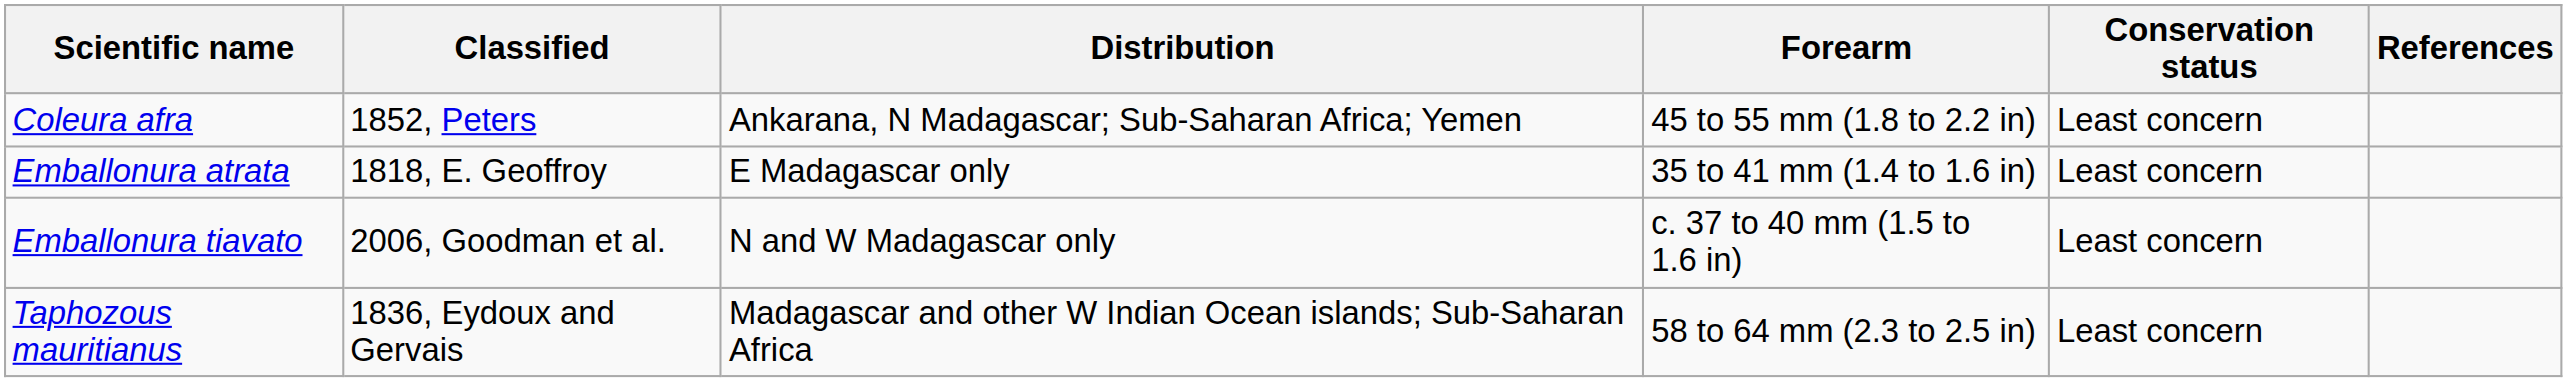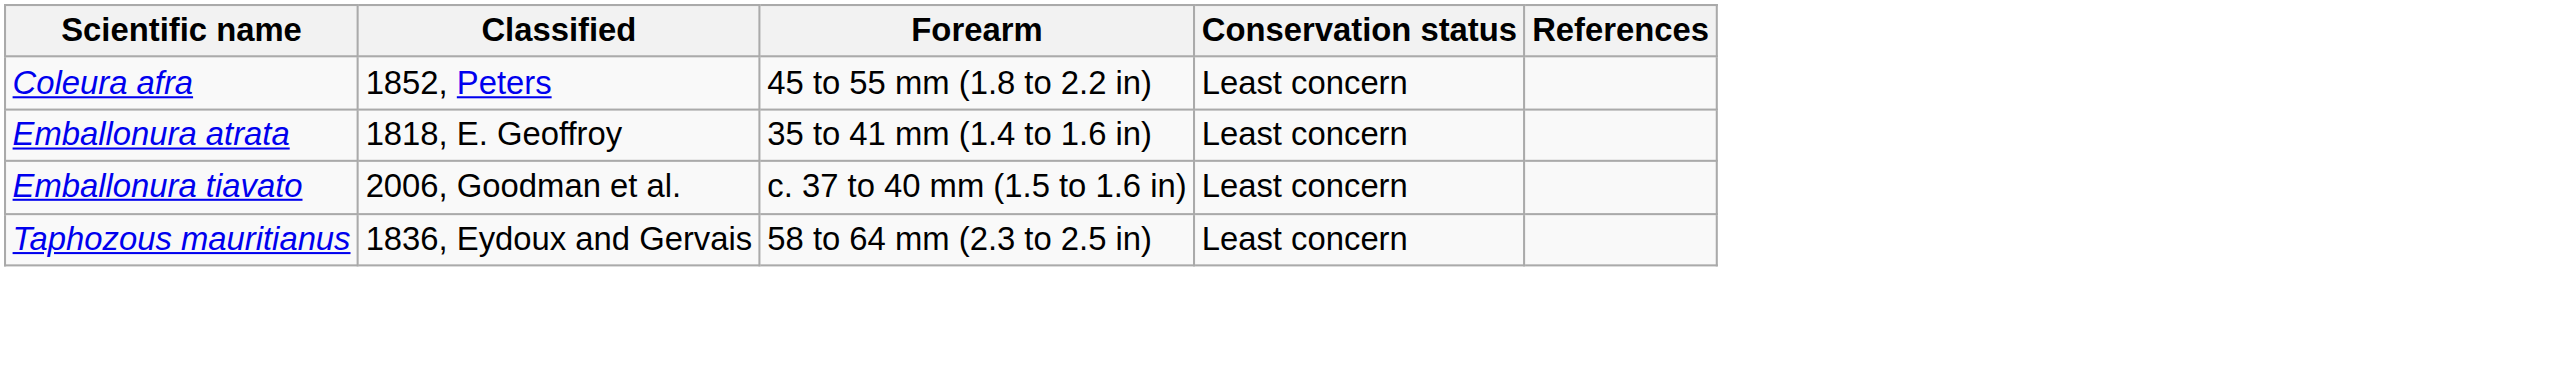- column: (1182, 48)
